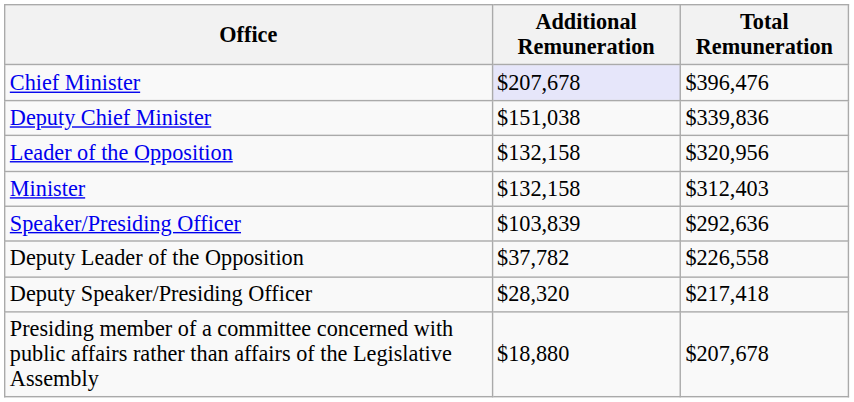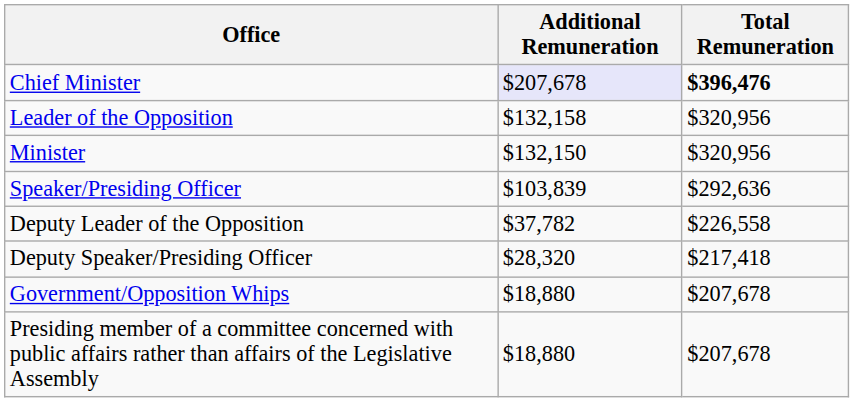(727, 82) normal -> (729, 82) bold
- row: (111, 117)
(539, 188) $132,158 -> (545, 152) $132,150
(727, 188) $312,403 -> (729, 152) $320,956
+ row: (150, 294)
